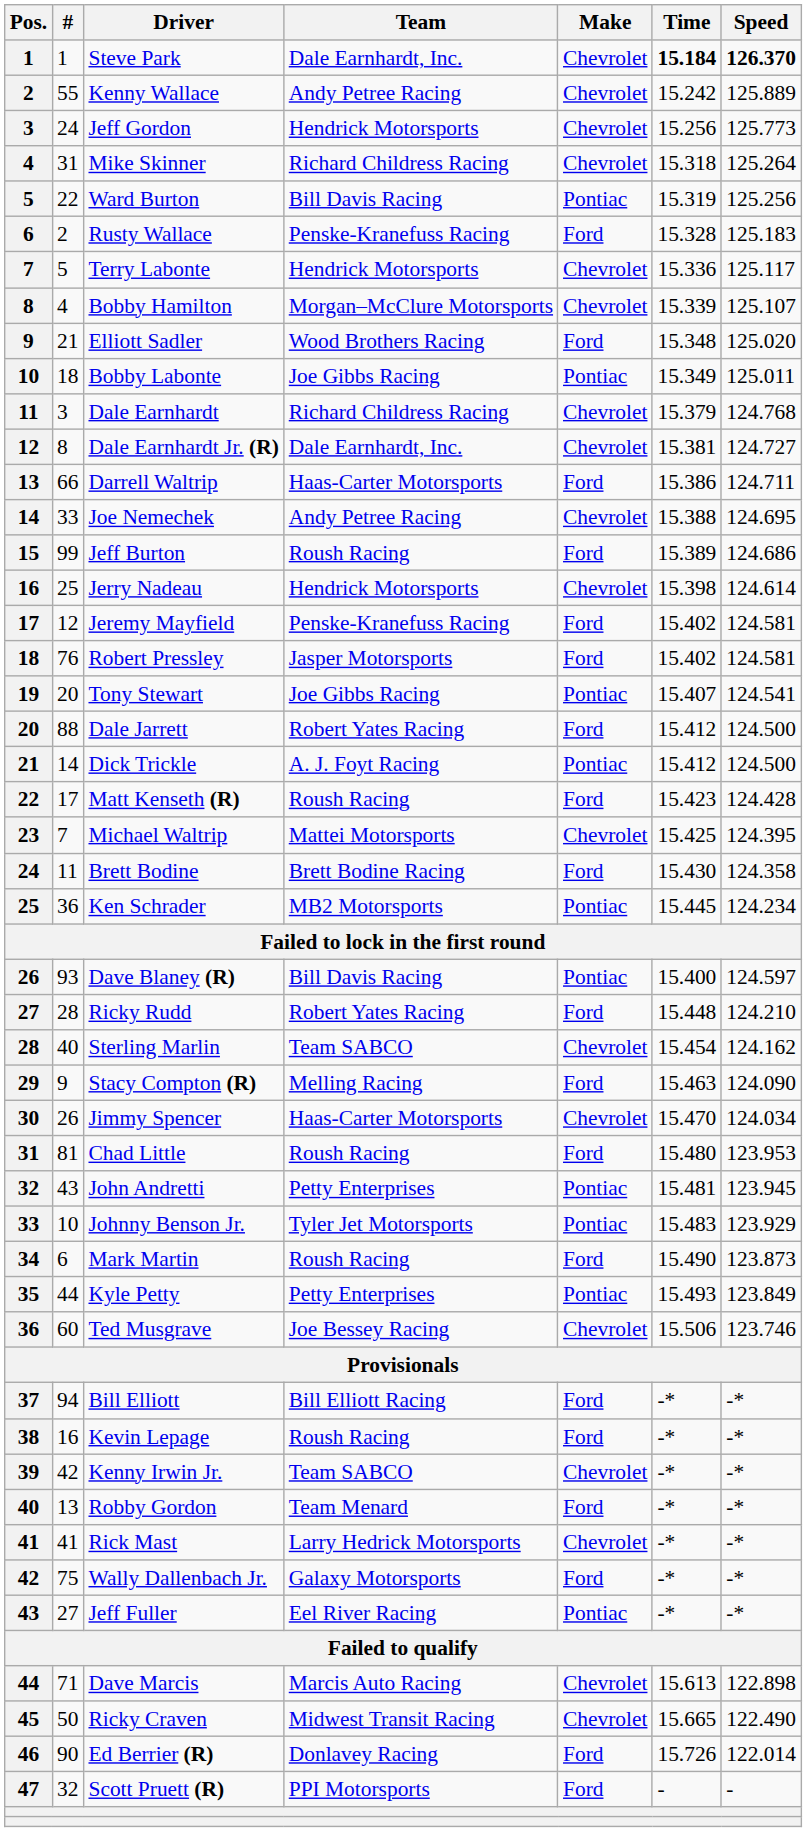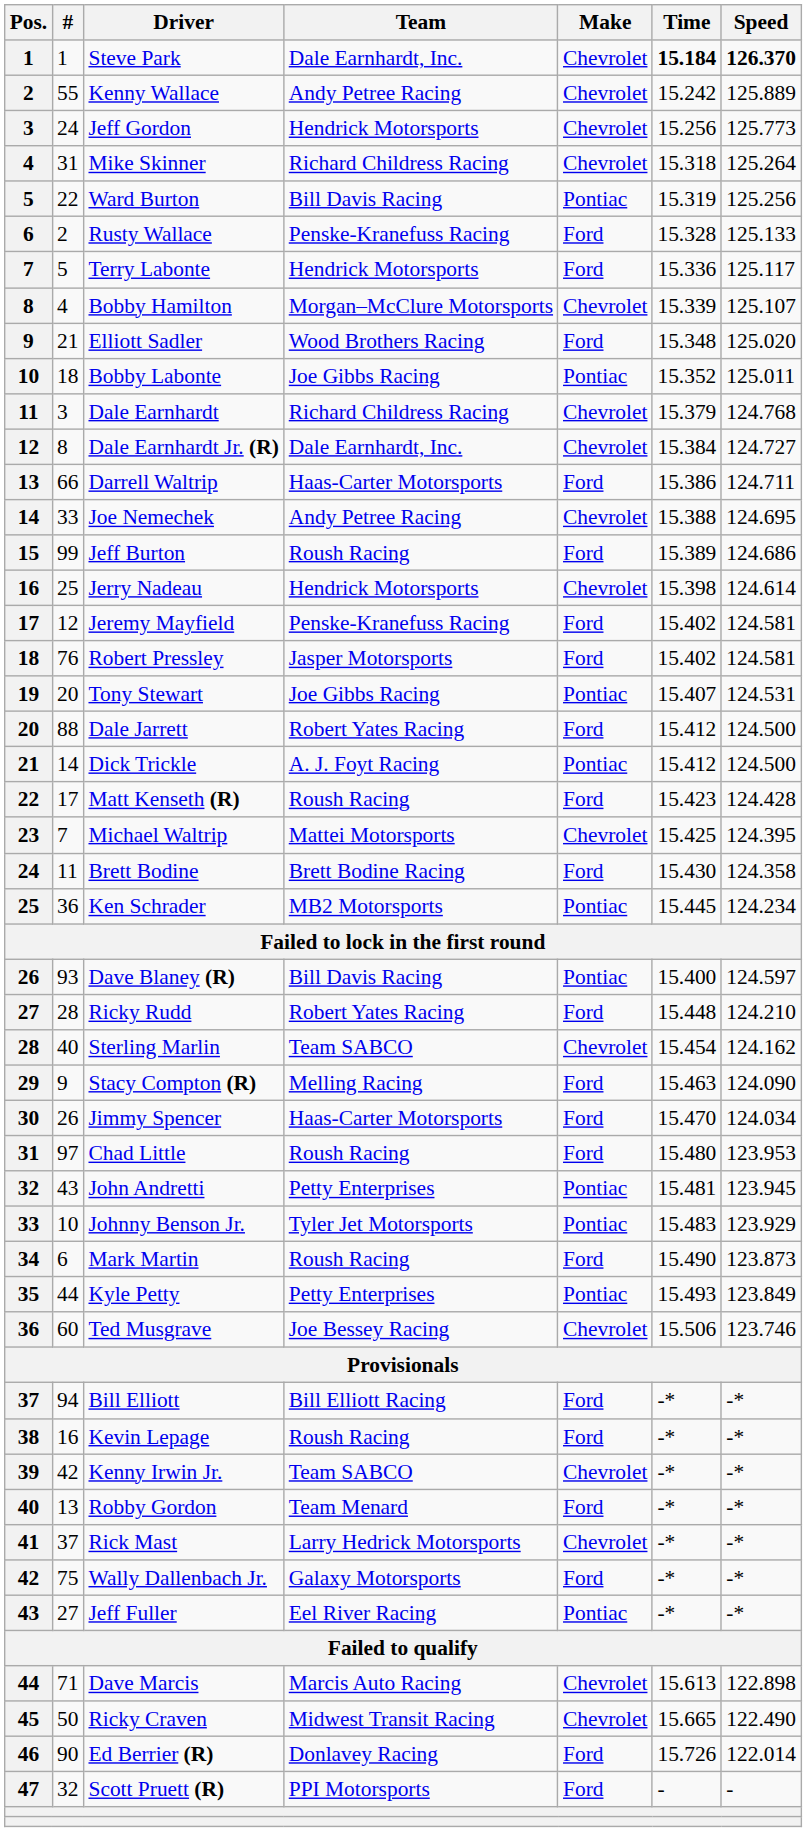(761, 234) 125.183 -> (761, 234) 125.133
(605, 269) Chevrolet -> (583, 269) Ford
(687, 375) 15.349 -> (687, 375) 15.352
(687, 446) 15.381 -> (687, 446) 15.384
(761, 693) 124.541 -> (761, 693) 124.531
(605, 1117) Chevrolet -> (583, 1117) Ford
(68, 1153) 81 -> (68, 1153) 97
(68, 1541) 41 -> (68, 1541) 37
